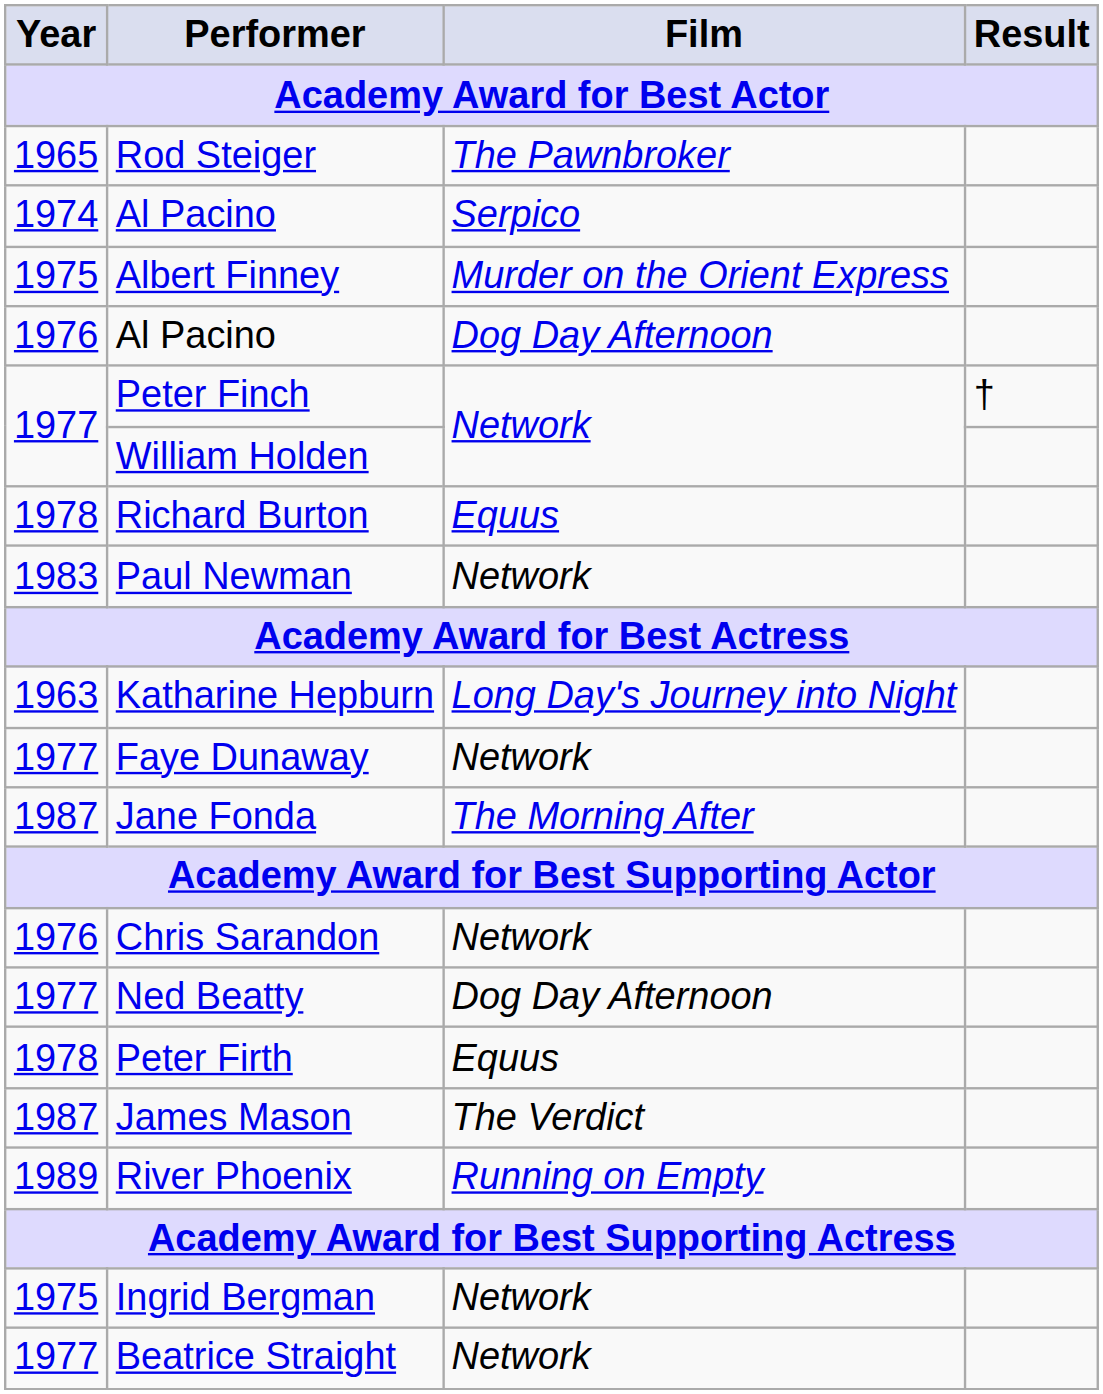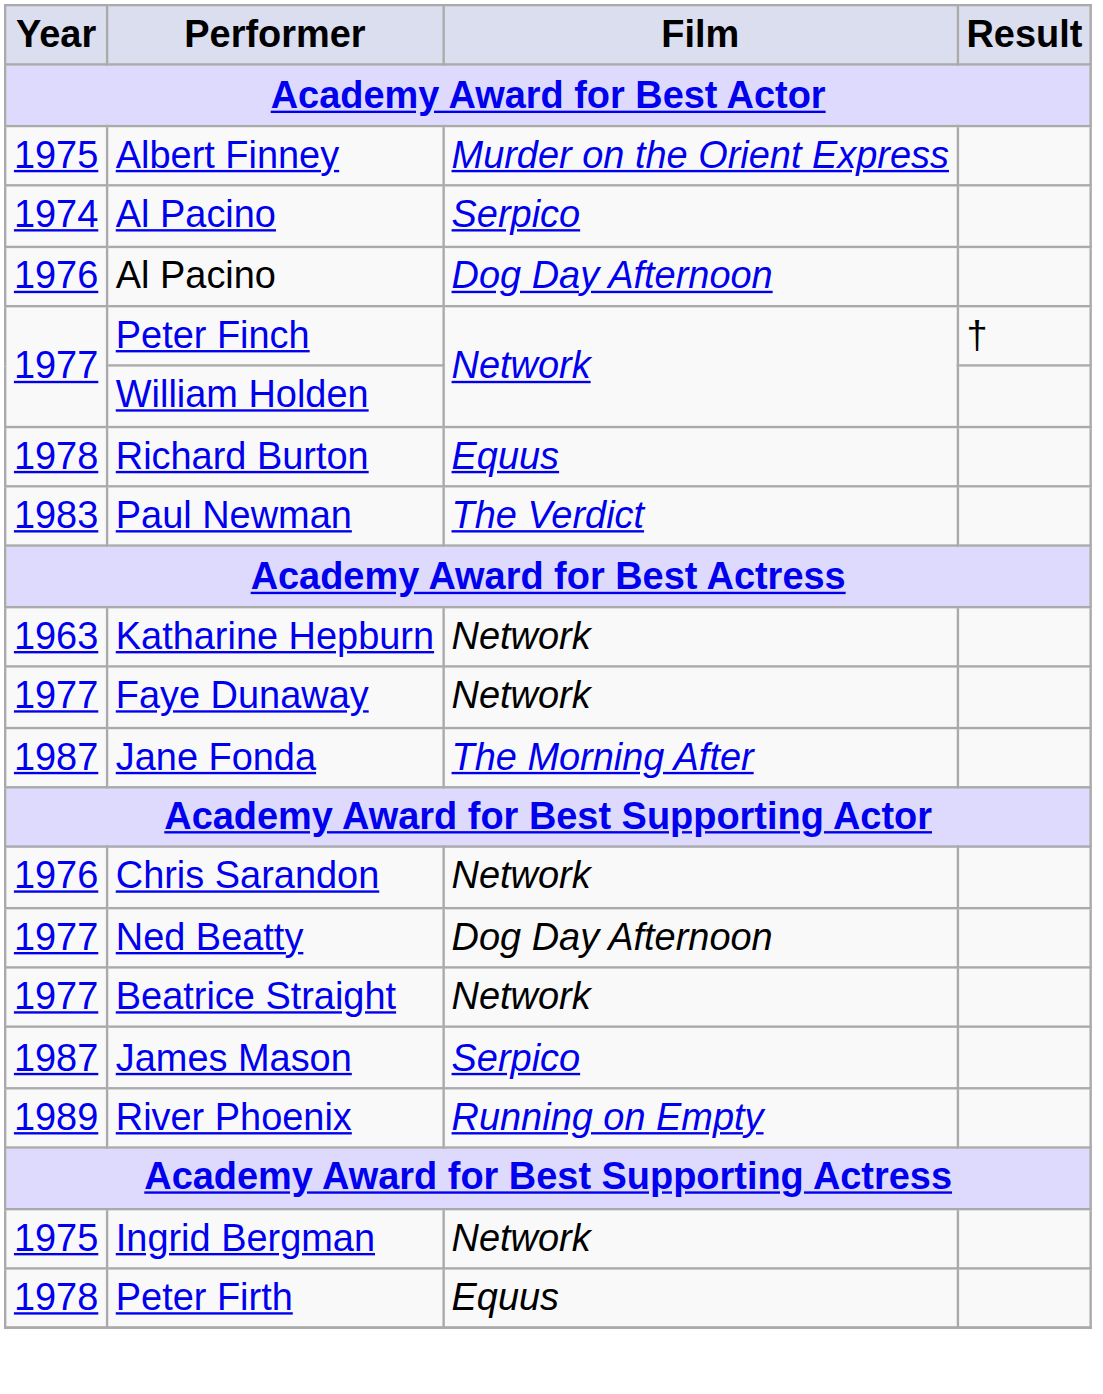- row: (56, 154)
rows swapped: (56, 214) <-> (56, 275)
(521, 575) Network -> (548, 515) The Verdict
(704, 696) Long Day's Journey into Night -> (521, 635) Network
rows swapped: (56, 1056) <-> (56, 1357)
(548, 1117) The Verdict -> (516, 1056) Serpico
